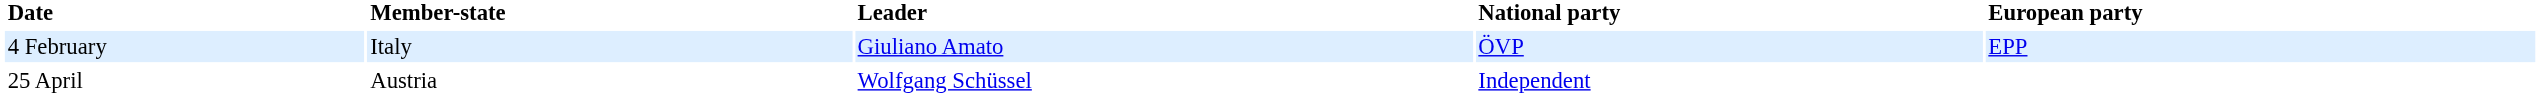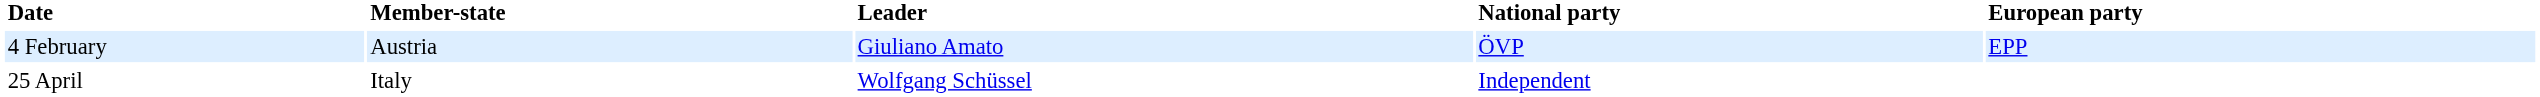(391, 46) Italy -> (404, 46) Austria
(404, 80) Austria -> (391, 80) Italy
